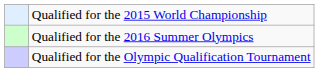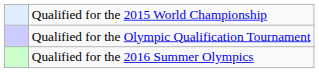rows swapped: (143, 36) <-> (171, 57)
